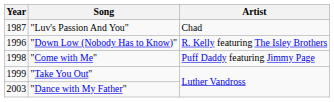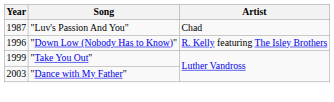- row: (64, 58)
